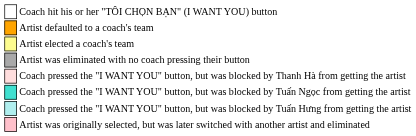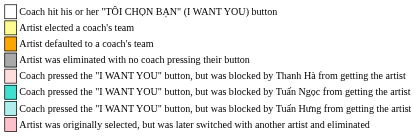rows swapped: (86, 27) <-> (77, 44)
